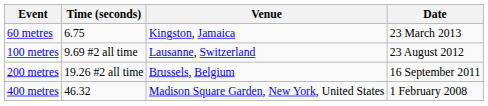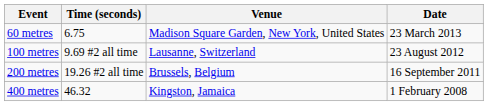(192, 33) Kingston, Jamaica -> (267, 33) Madison Square Garden, New York, United States
(267, 91) Madison Square Garden, New York, United States -> (192, 91) Kingston, Jamaica
